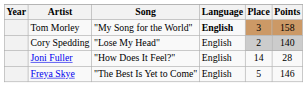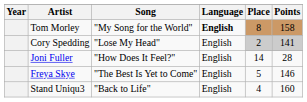(259, 27) 3 -> (259, 27) 8
(287, 43) 140 -> (287, 43) 141
+ row: (58, 89)
